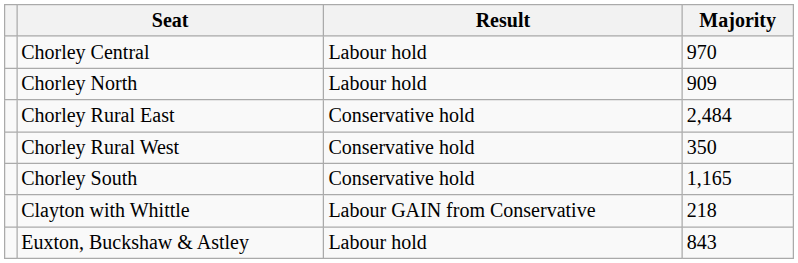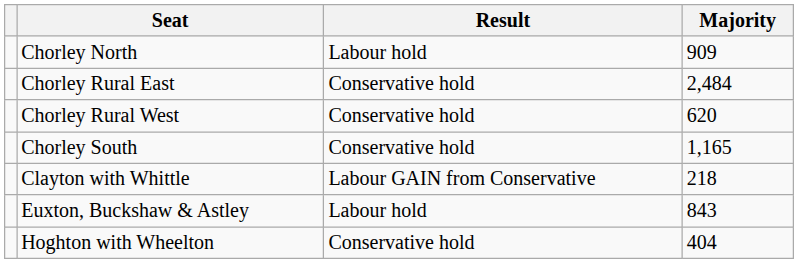- row: (85, 52)
(702, 147) 350 -> (702, 115) 620
+ row: (118, 242)
